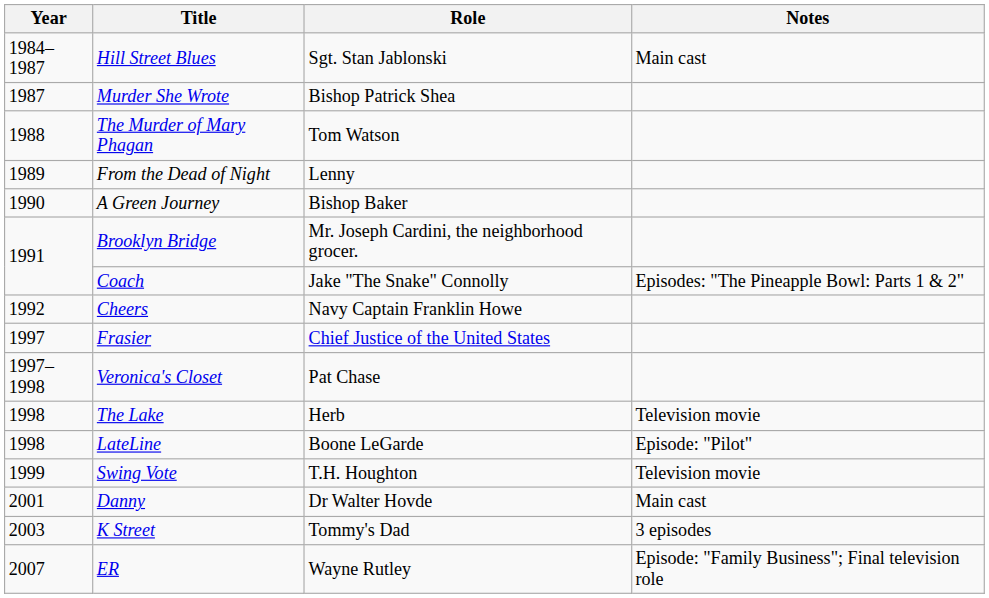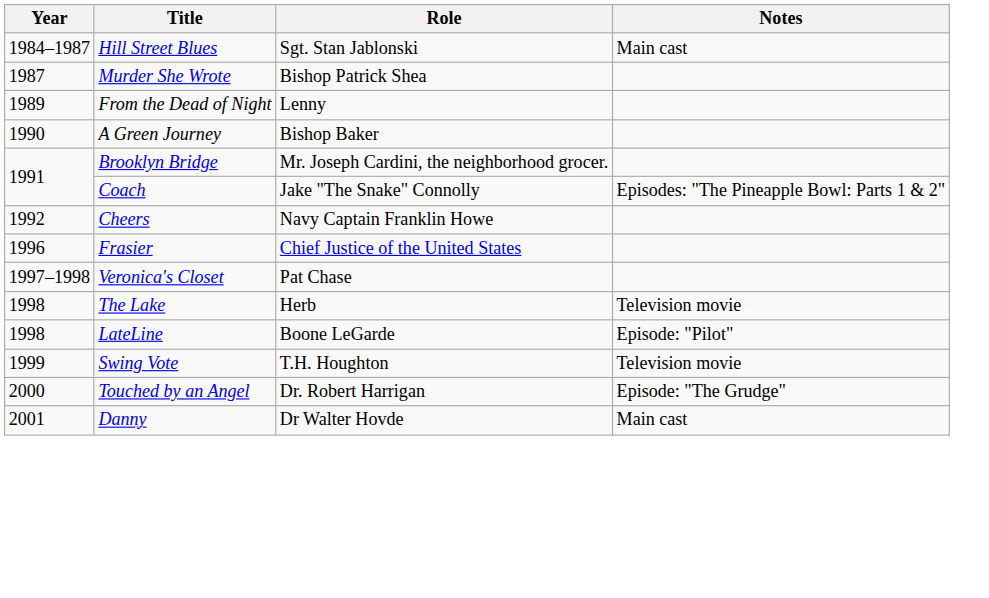- row: (171, 135)
(27, 337) 1997 -> (27, 248) 1996
+ row: (174, 391)
- row: (126, 530)
- row: (108, 569)
